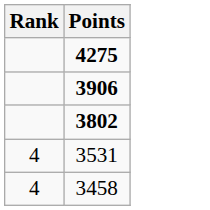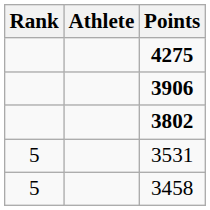+ column: (101, 21)
(34, 155) 4 -> (34, 155) 5
(34, 188) 4 -> (34, 188) 5
